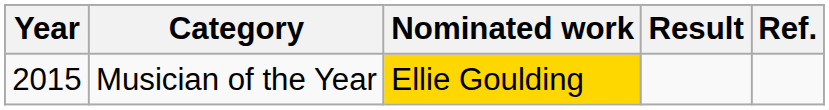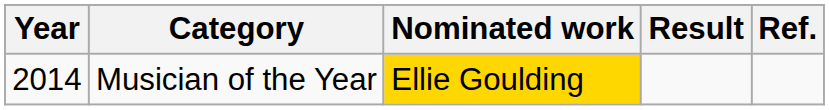(47, 78) 2015 -> (47, 78) 2014
